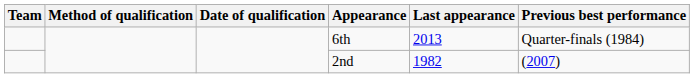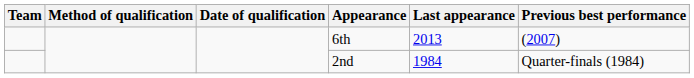(583, 38) Quarter-finals (1984) -> (541, 38) (2007)
(427, 61) 1982 -> (427, 61) 1984
(541, 61) (2007) -> (583, 61) Quarter-finals (1984)
